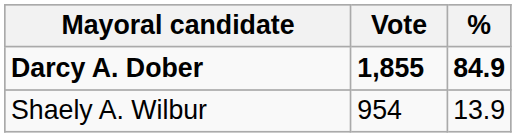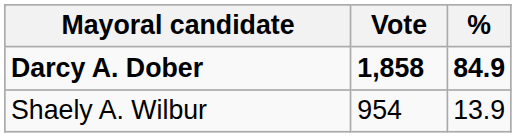(391, 68) 1,855 -> (391, 68) 1,858
